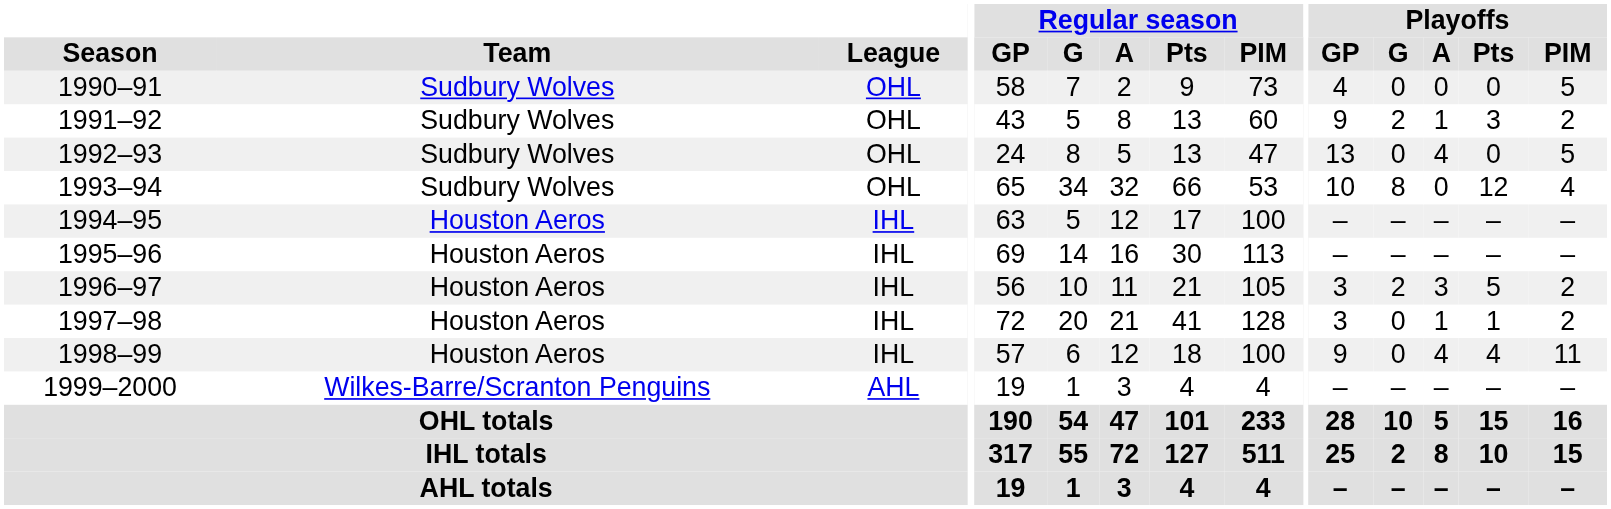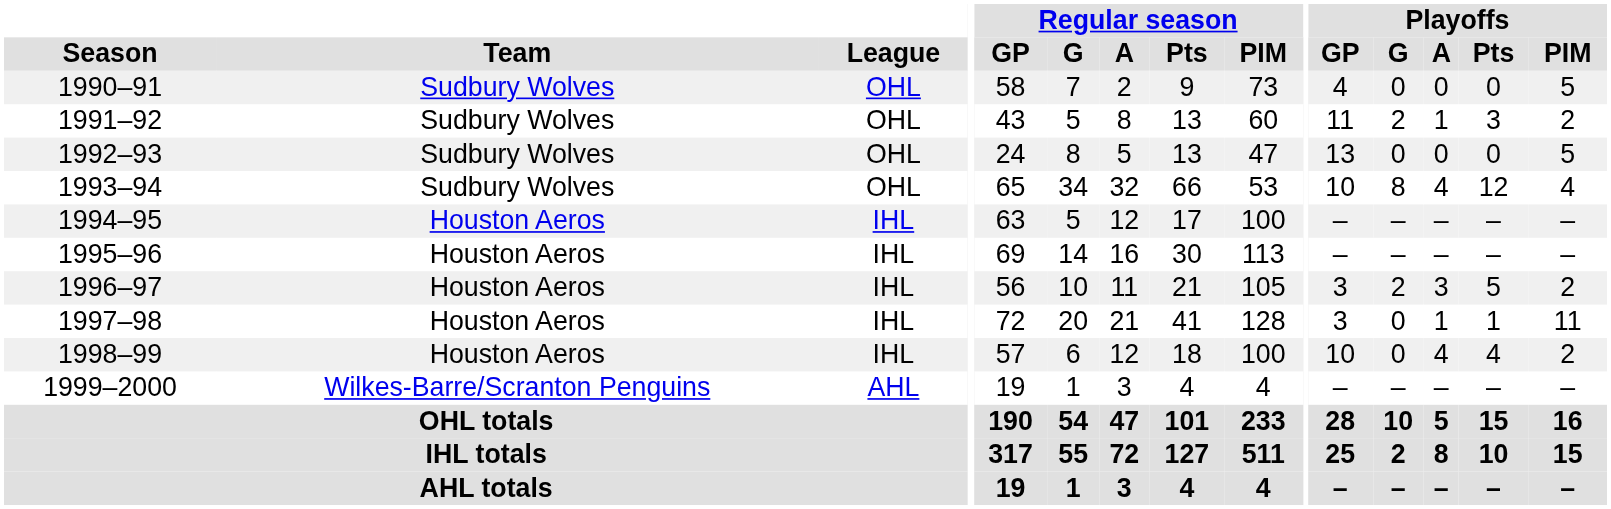(1340, 120) 9 -> (1340, 120) 11
(1441, 153) 4 -> (1441, 153) 0
(1441, 187) 0 -> (1441, 187) 4
(1568, 320) 2 -> (1568, 320) 11
(1340, 354) 9 -> (1340, 354) 10
(1568, 354) 11 -> (1568, 354) 2
